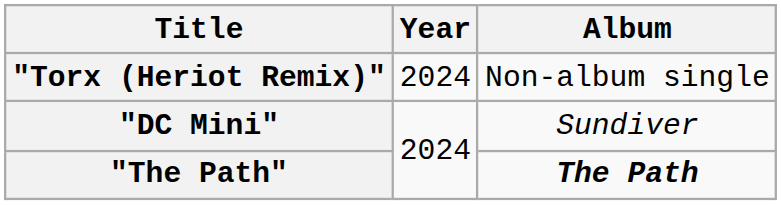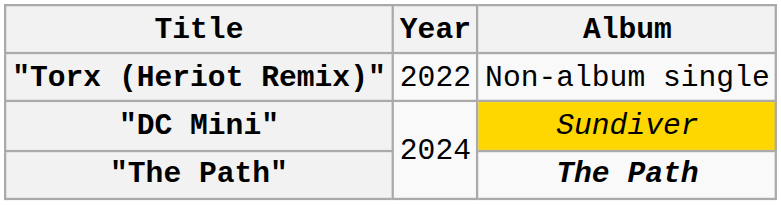(435, 78) 2024 -> (435, 78) 2022
(627, 126) no background -> (627, 126) gold background
